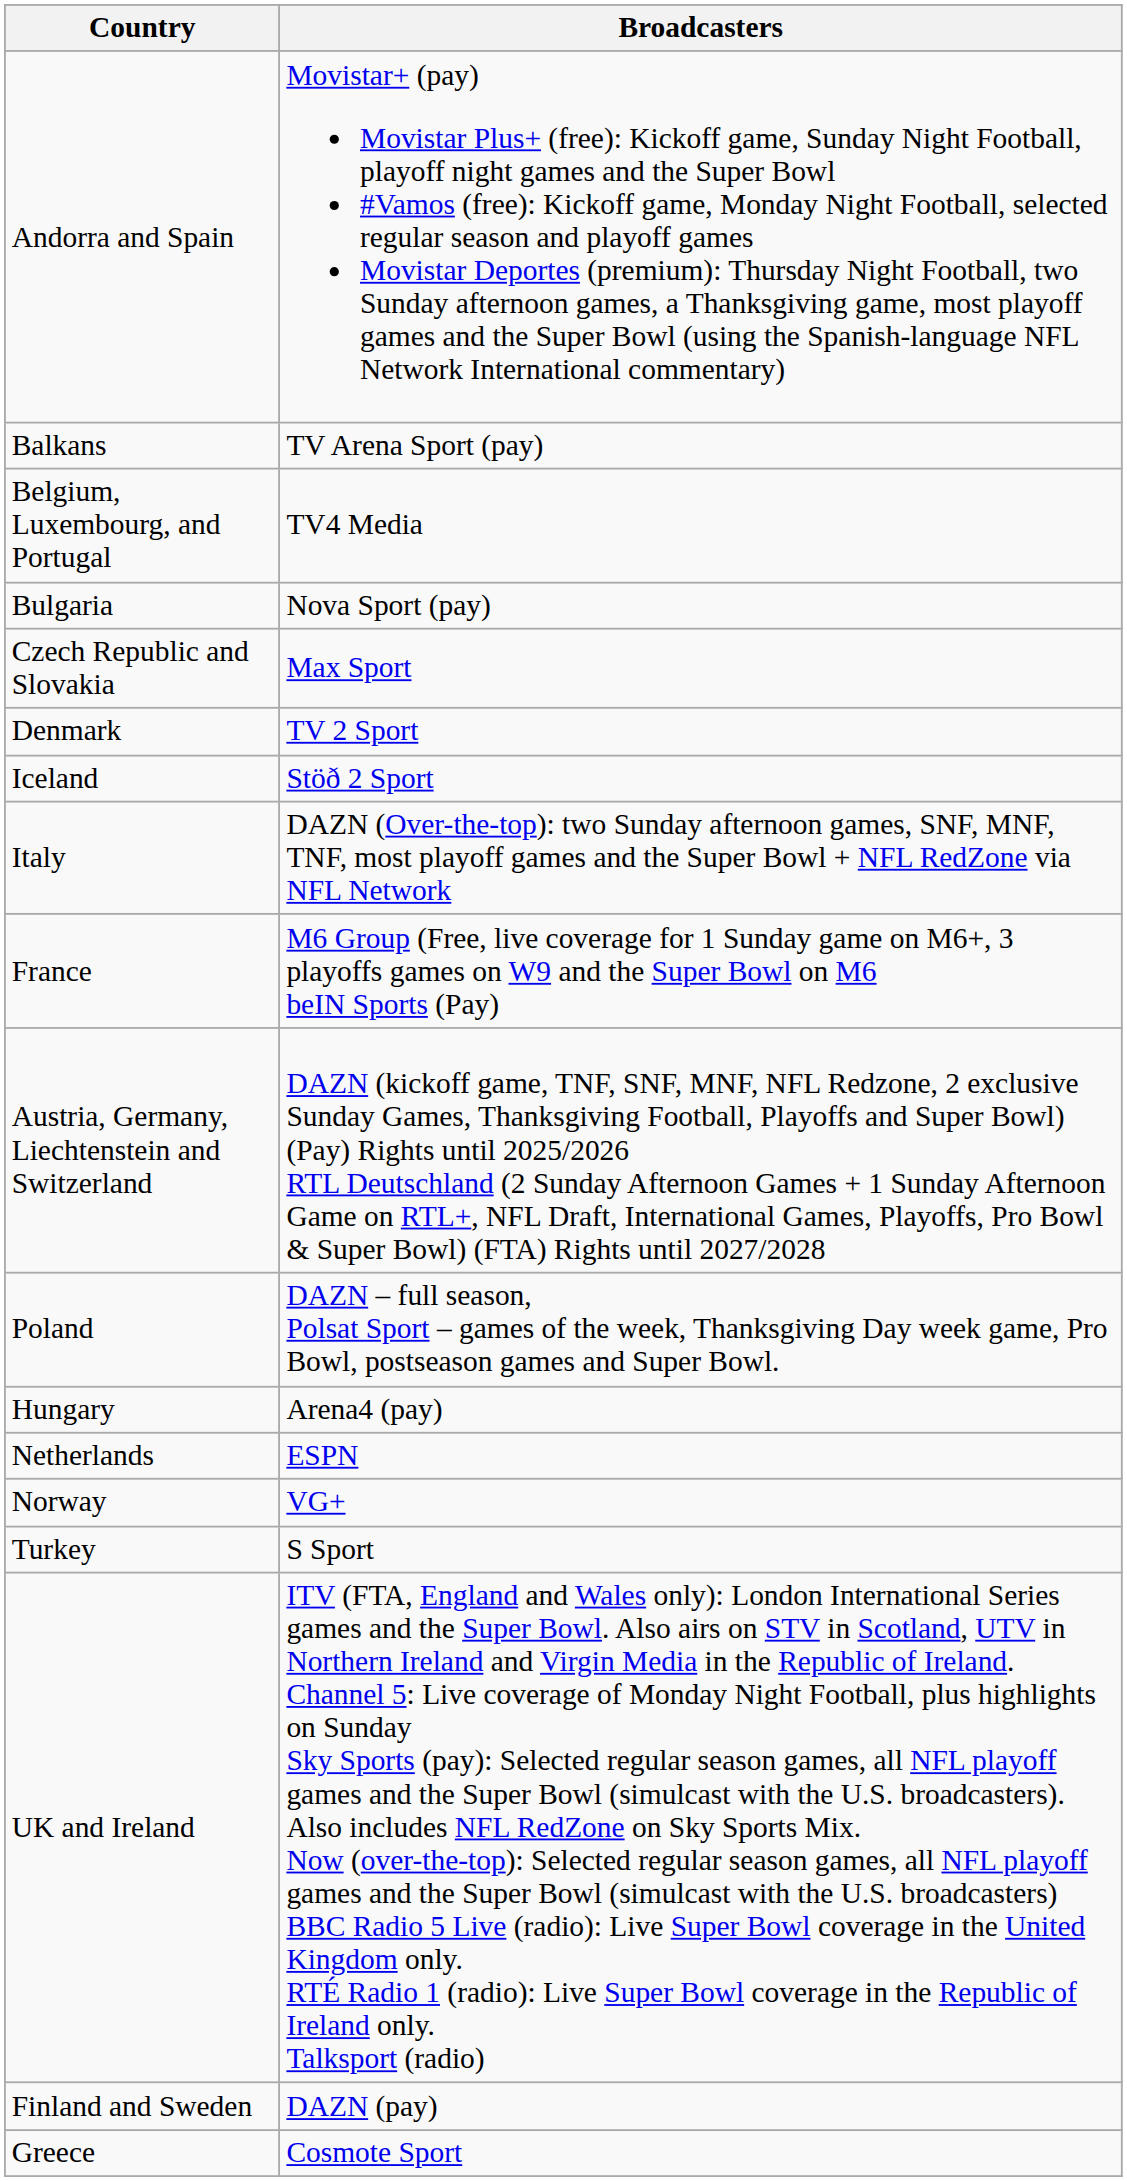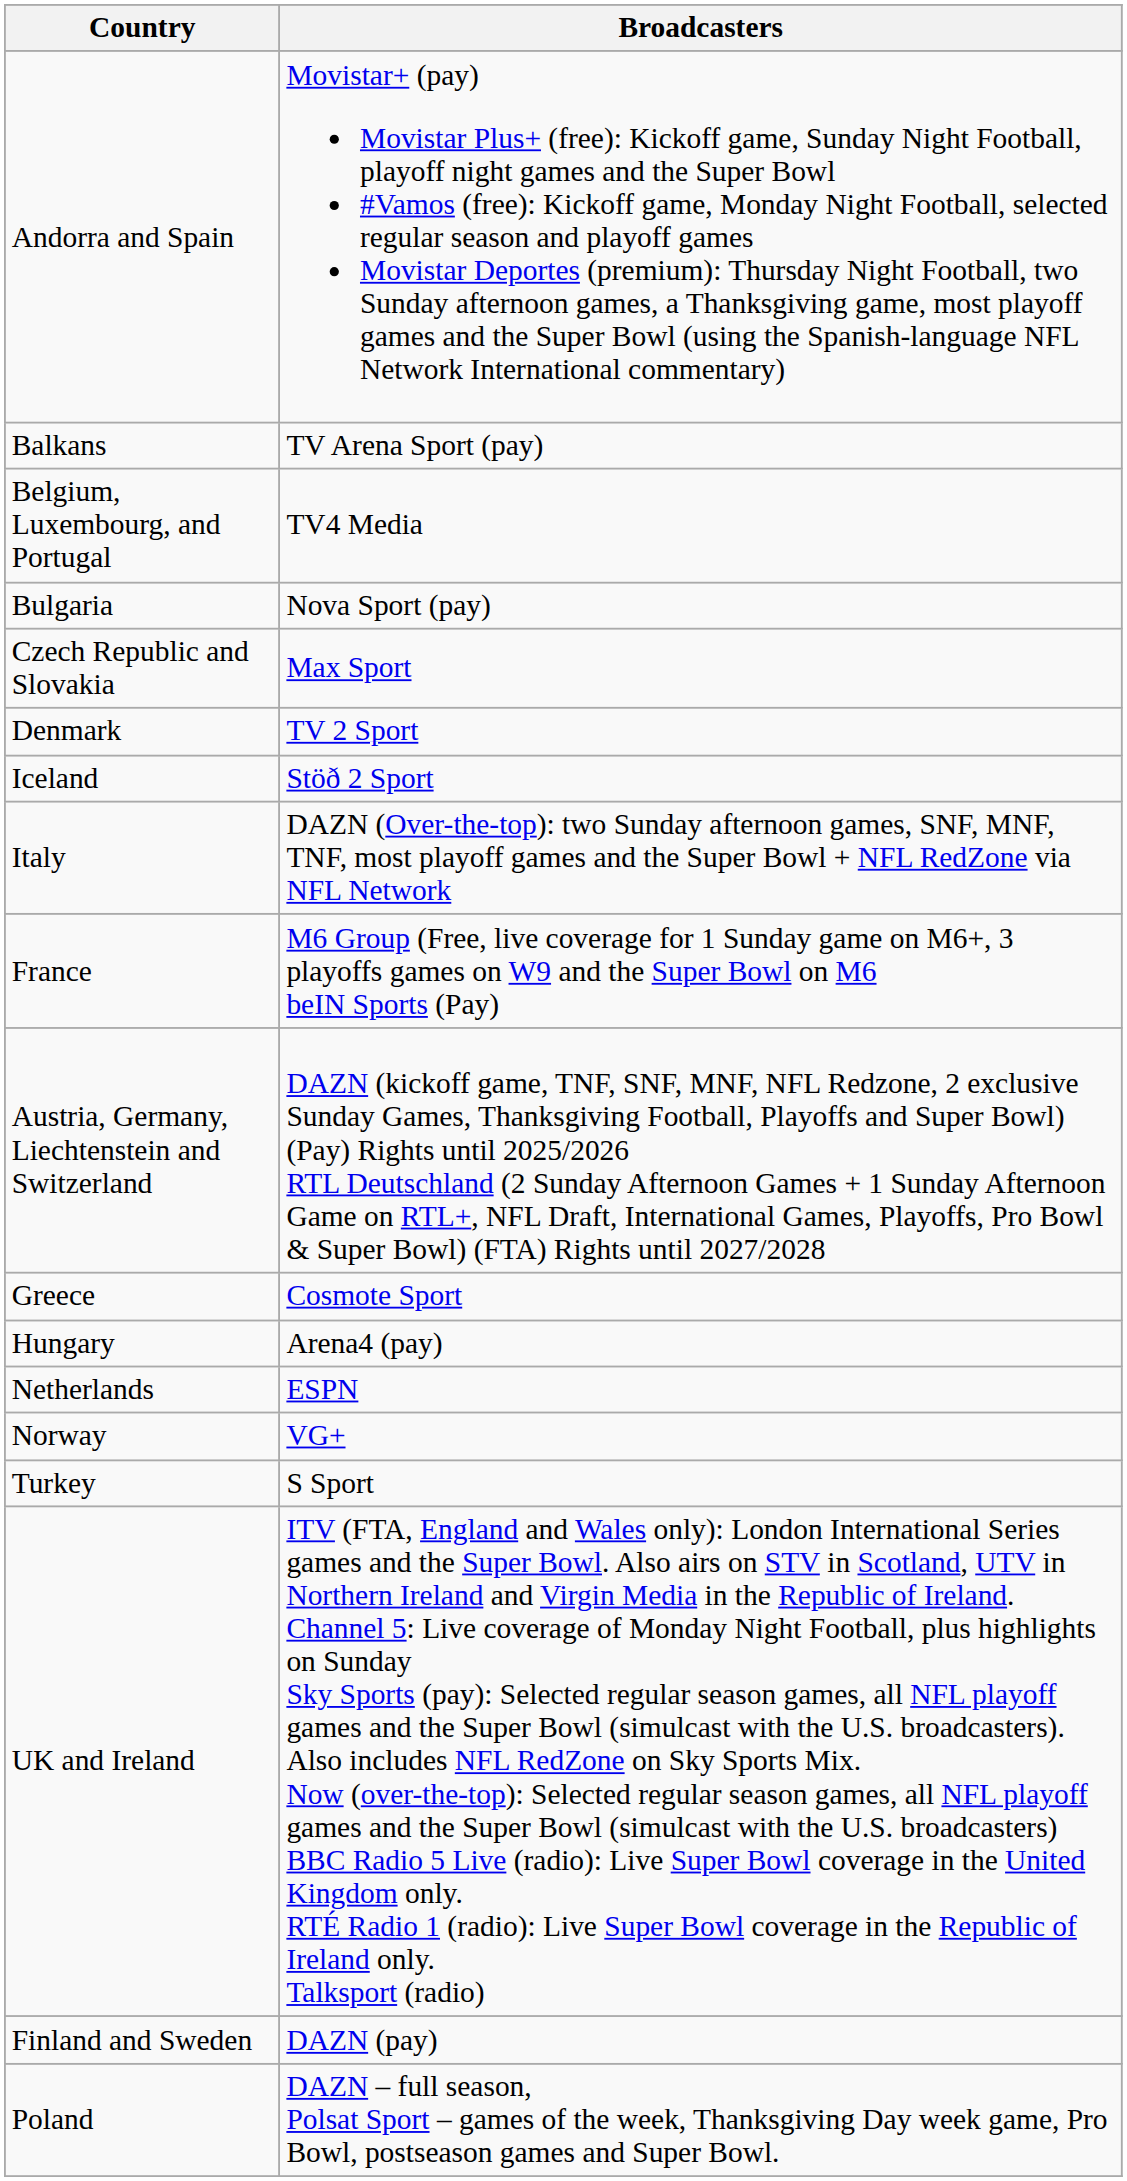rows swapped: (53, 2152) <-> (53, 1328)
